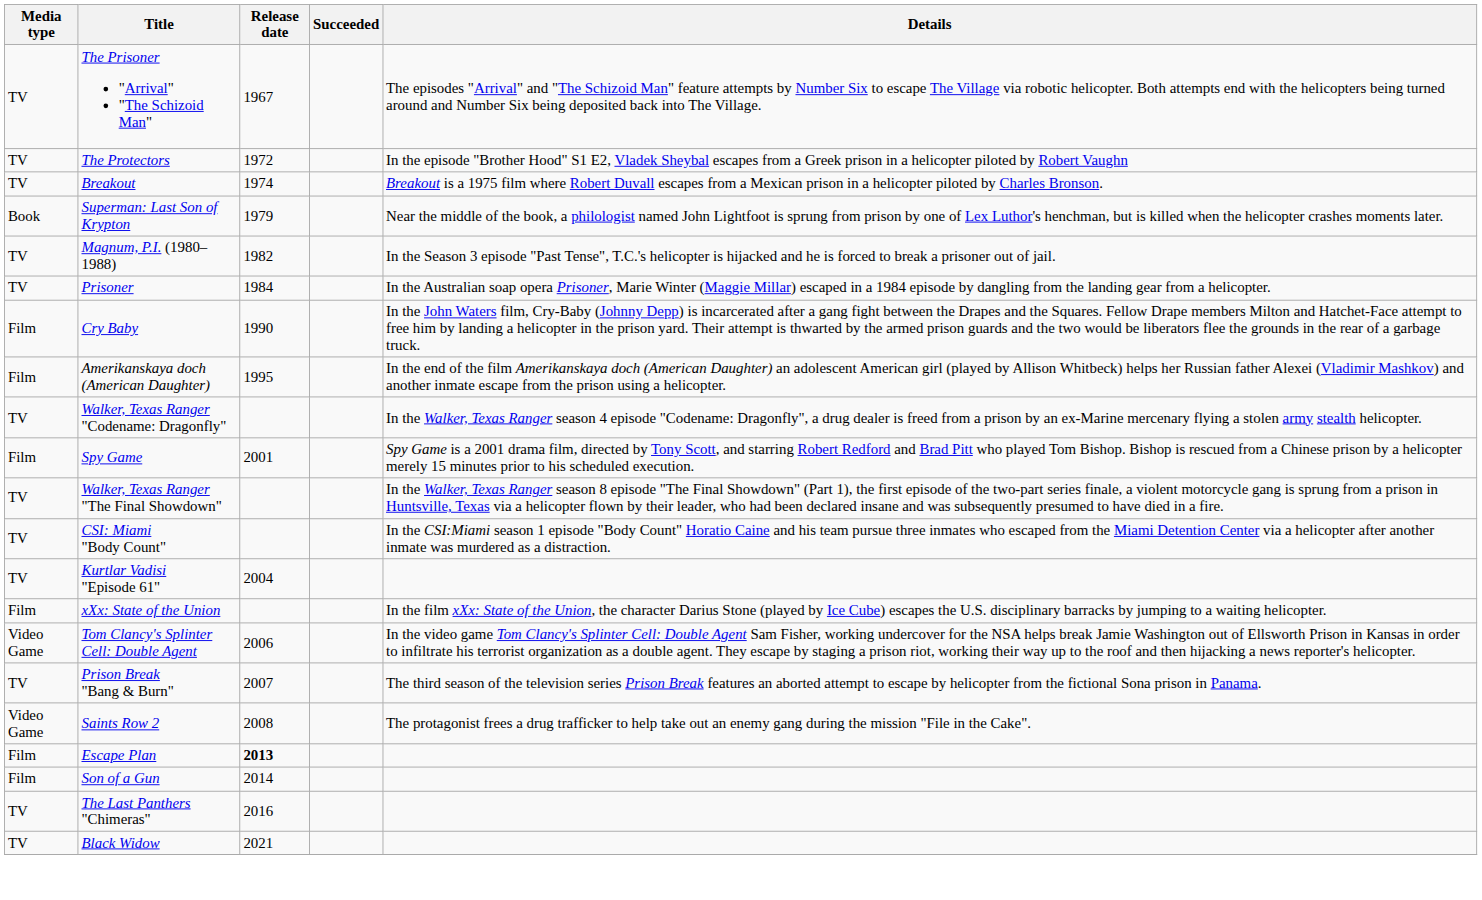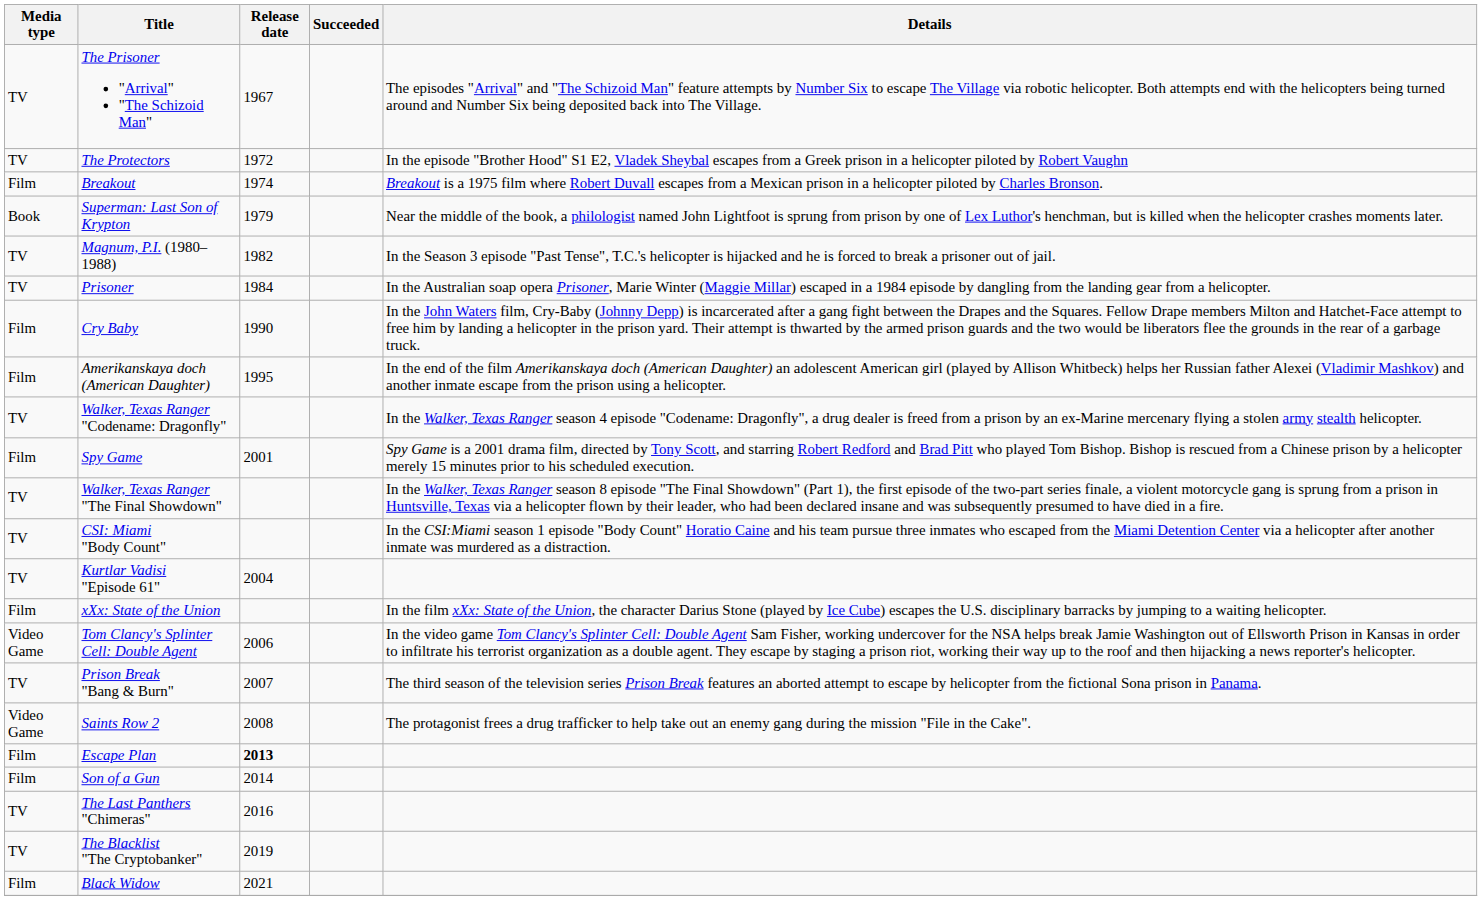(18, 183) TV -> (22, 183) Film
+ row: (142, 851)
(18, 842) TV -> (22, 883) Film
